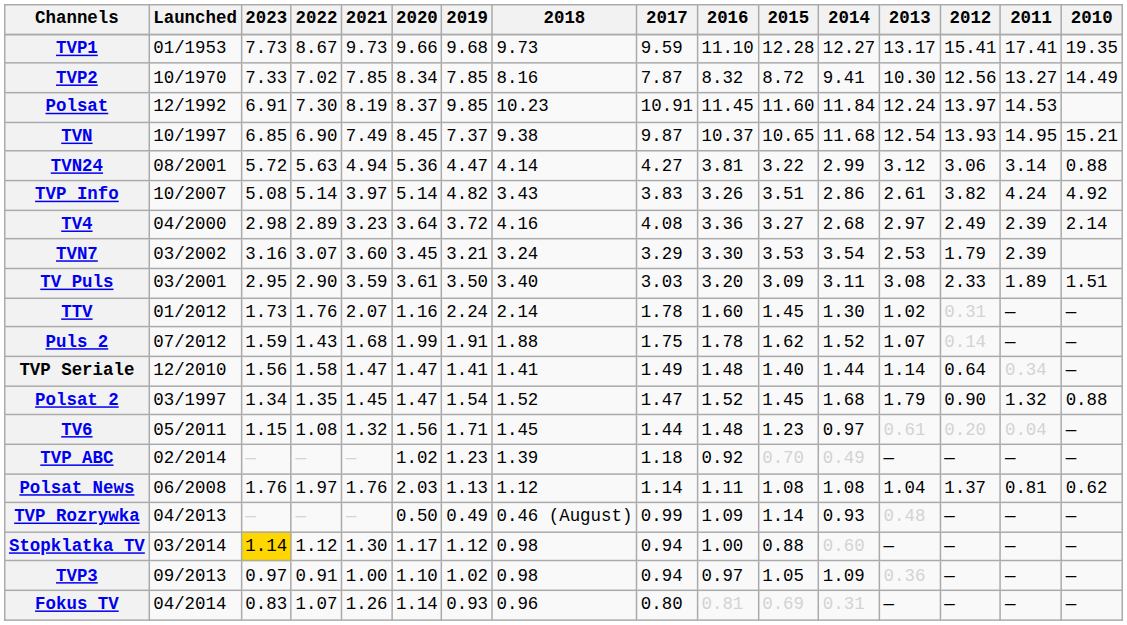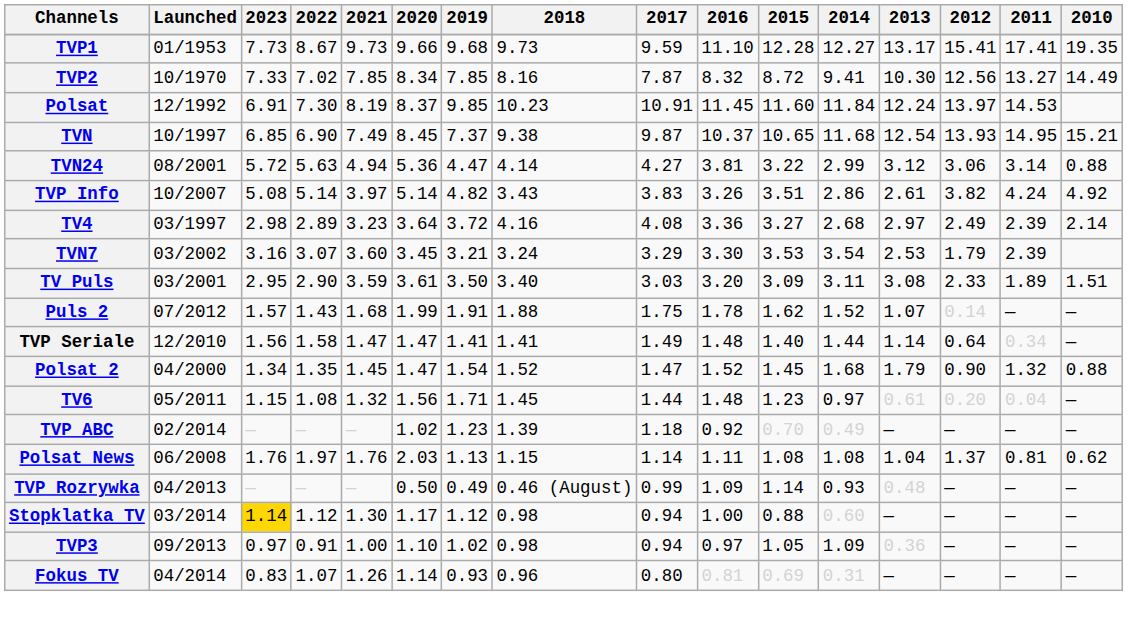(190, 224) 04/2000 -> (190, 224) 03/1997
- row: (77, 312)
(266, 341) 1.59 -> (266, 312) 1.57
(190, 400) 03/1997 -> (190, 371) 04/2000
(517, 488) 1.12 -> (517, 458) 1.15
